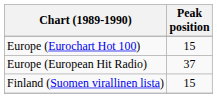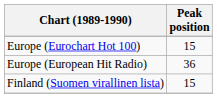(189, 64) 37 -> (189, 64) 36
